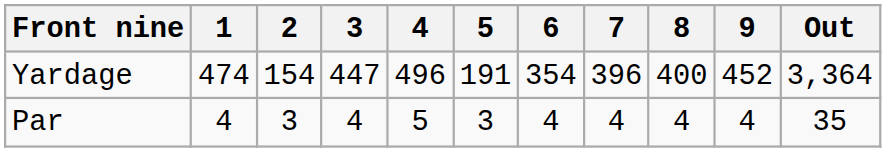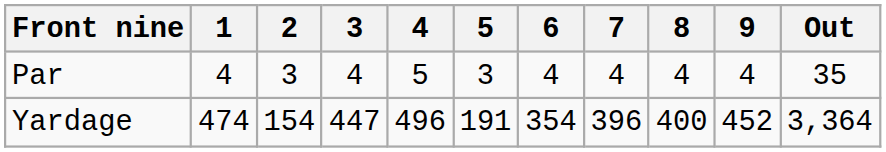rows swapped: (72, 75) <-> (38, 122)
